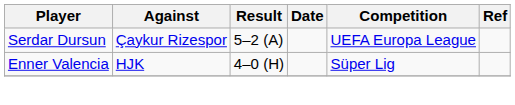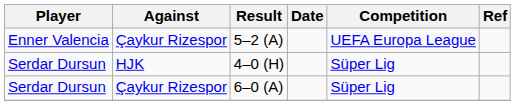(57, 40) Serdar Dursun -> (58, 40) Enner Valencia
(58, 64) Enner Valencia -> (57, 64) Serdar Dursun
+ row: (259, 87)
